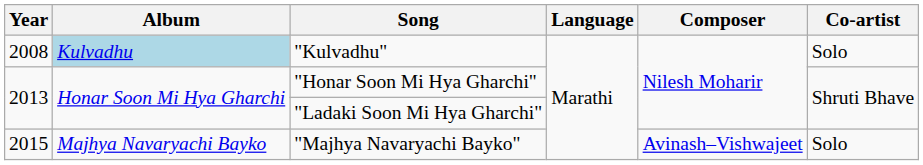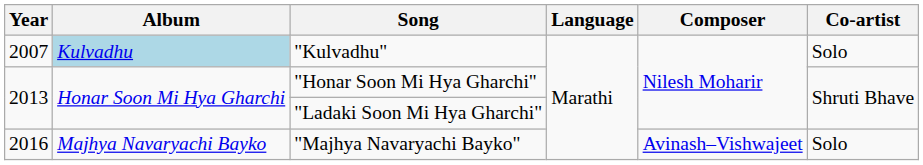(29, 50) 2008 -> (29, 50) 2007
(29, 143) 2015 -> (29, 143) 2016
